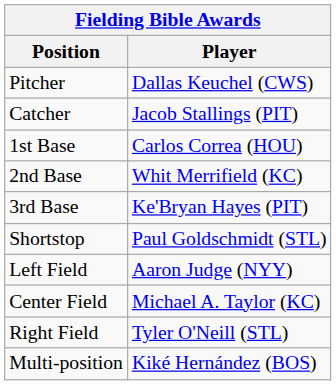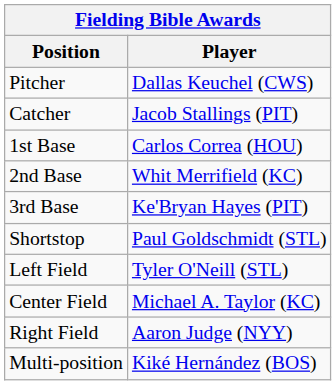(212, 269) Aaron Judge (NYY) -> (210, 269) Tyler O'Neill (STL)
(210, 332) Tyler O'Neill (STL) -> (212, 332) Aaron Judge (NYY)
